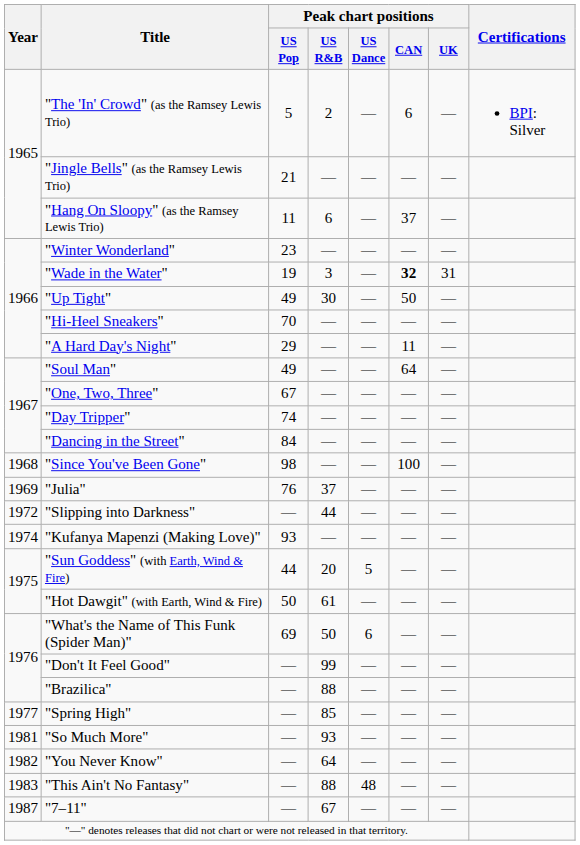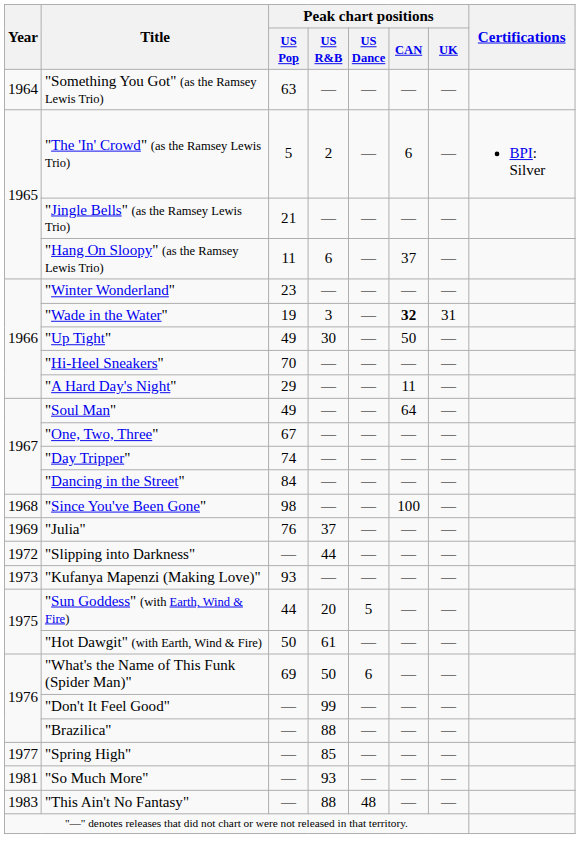+ row: (151, 89)
(23, 536) 1974 -> (23, 577) 1973
- row: (104, 761)
- row: (66, 808)
